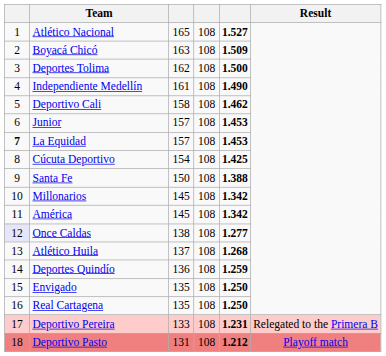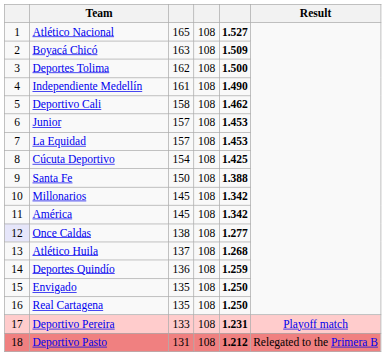(17, 141) bold -> (17, 141) normal
(316, 324) Relegated to the Primera B -> (316, 324) Playoff match
(316, 342) Playoff match -> (316, 342) Relegated to the Primera B
